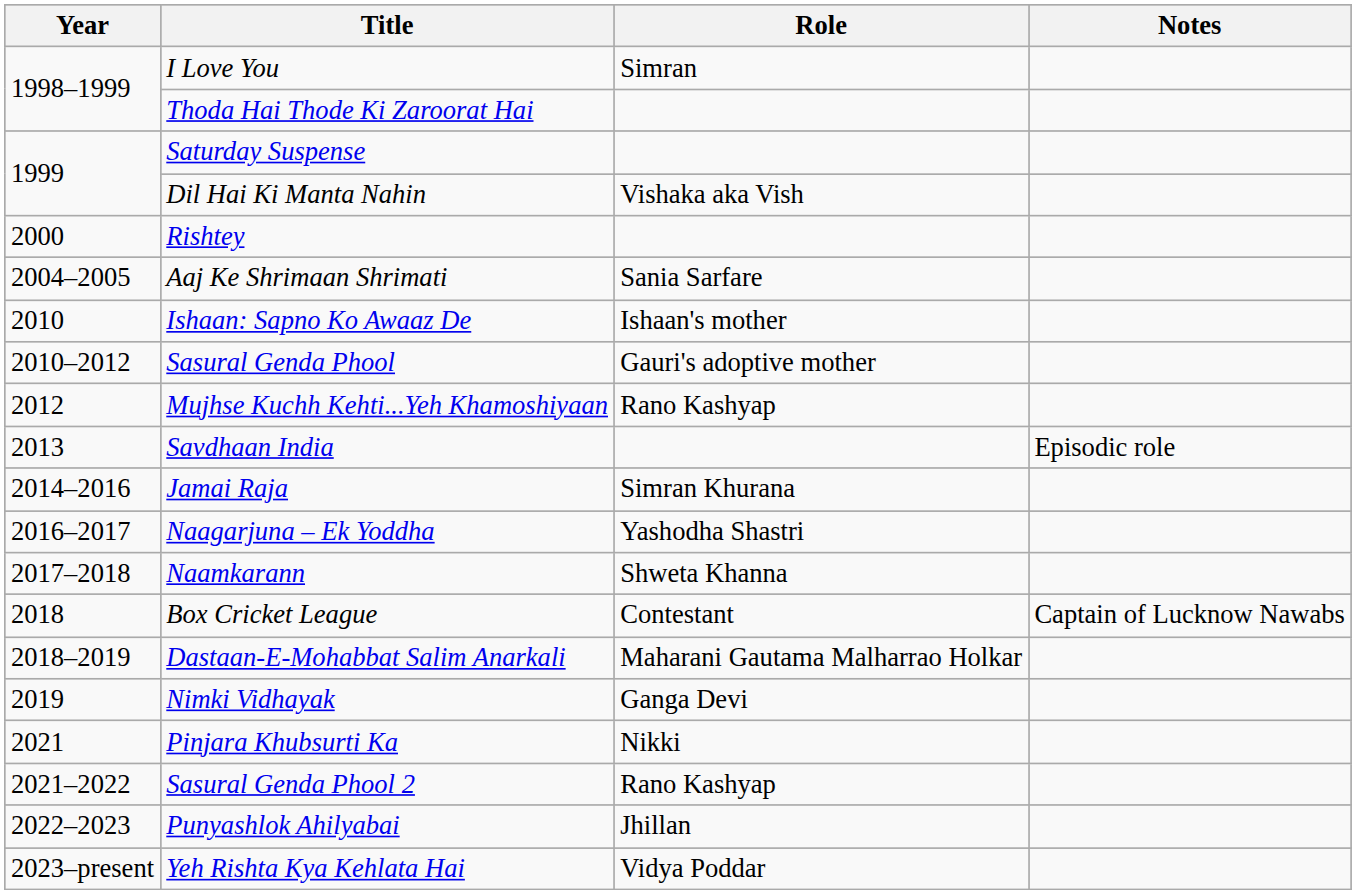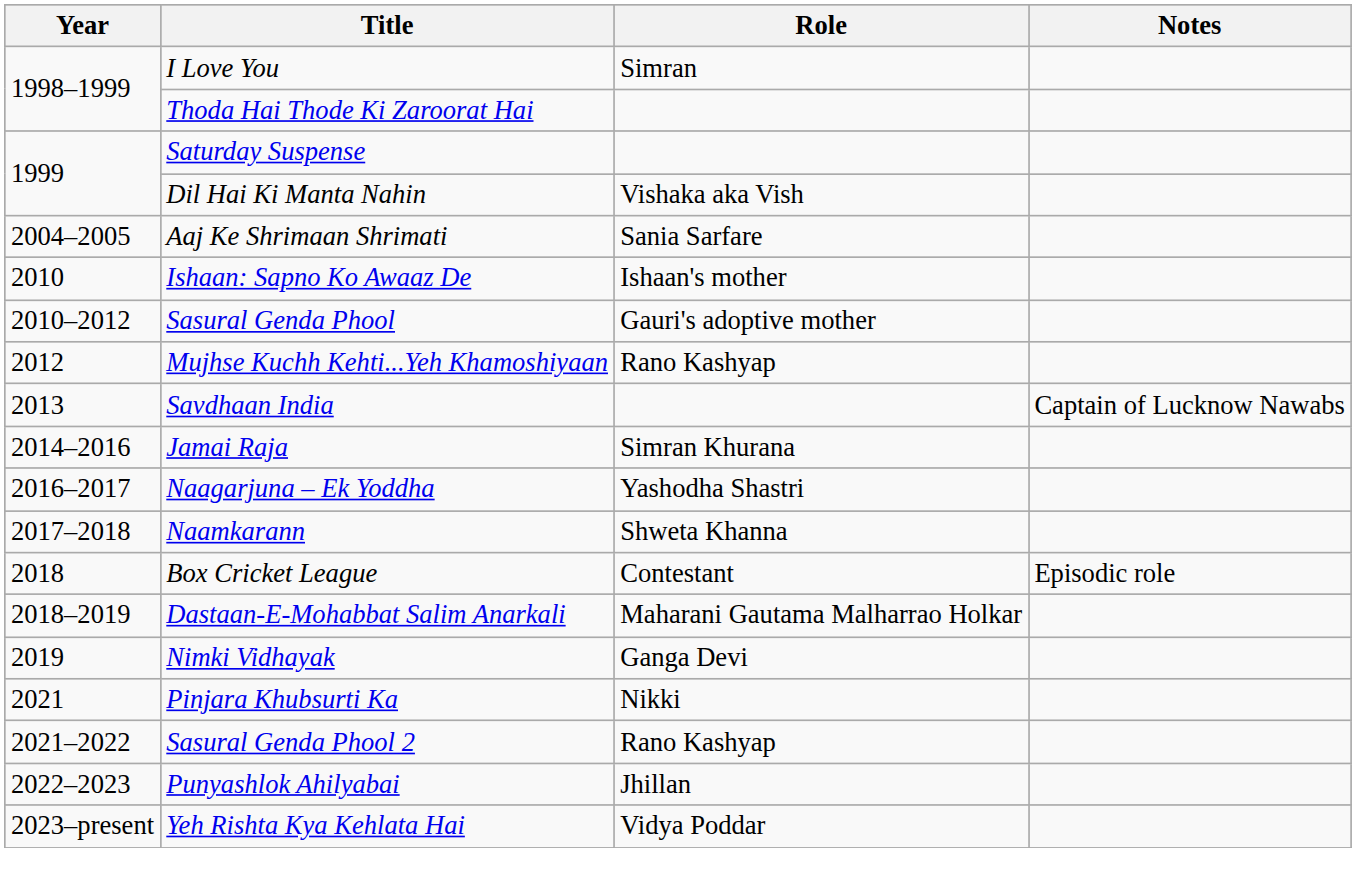- row: (205, 236)
(1105, 446) Episodic role -> (1190, 404) Captain of Lucknow Nawabs
(1190, 615) Captain of Lucknow Nawabs -> (1105, 573) Episodic role
